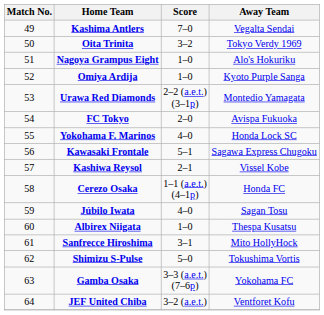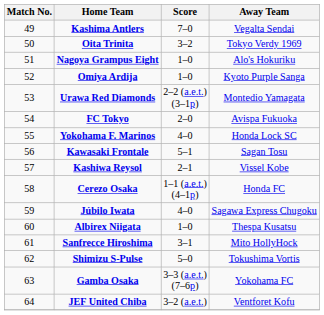(264, 151) Sagawa Express Chugoku -> (264, 151) Sagan Tosu
(264, 211) Sagan Tosu -> (264, 211) Sagawa Express Chugoku
